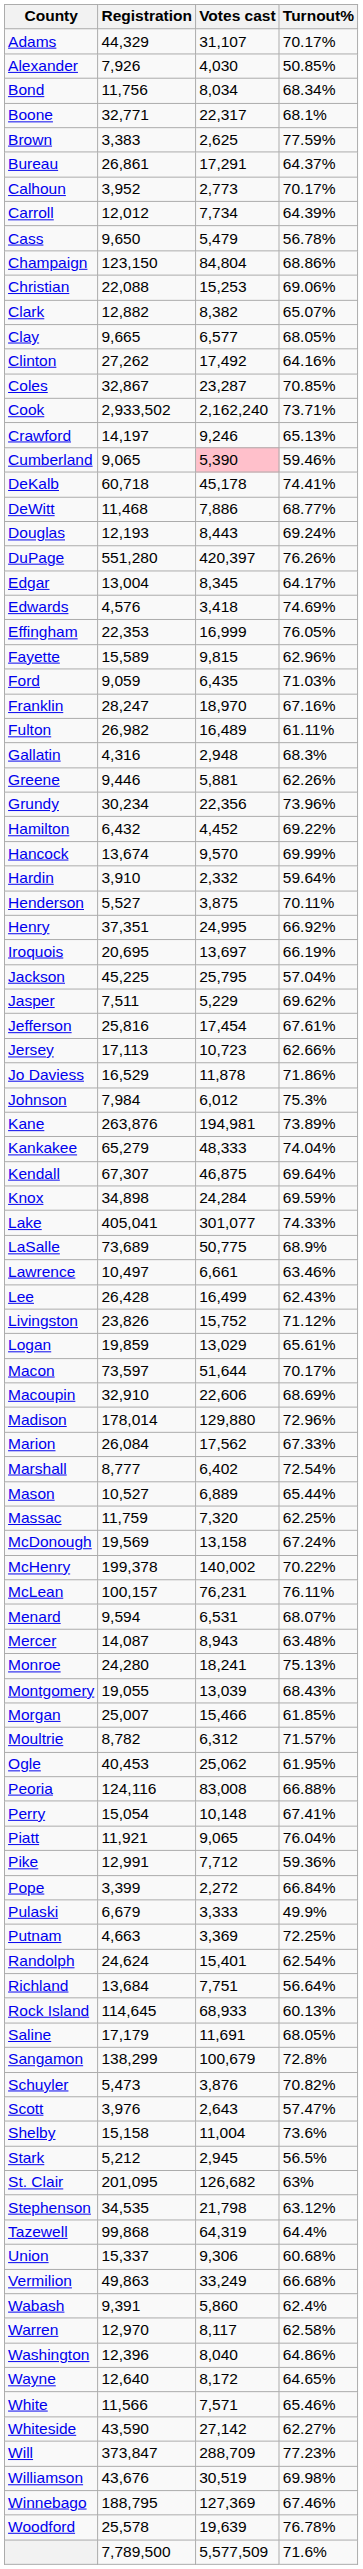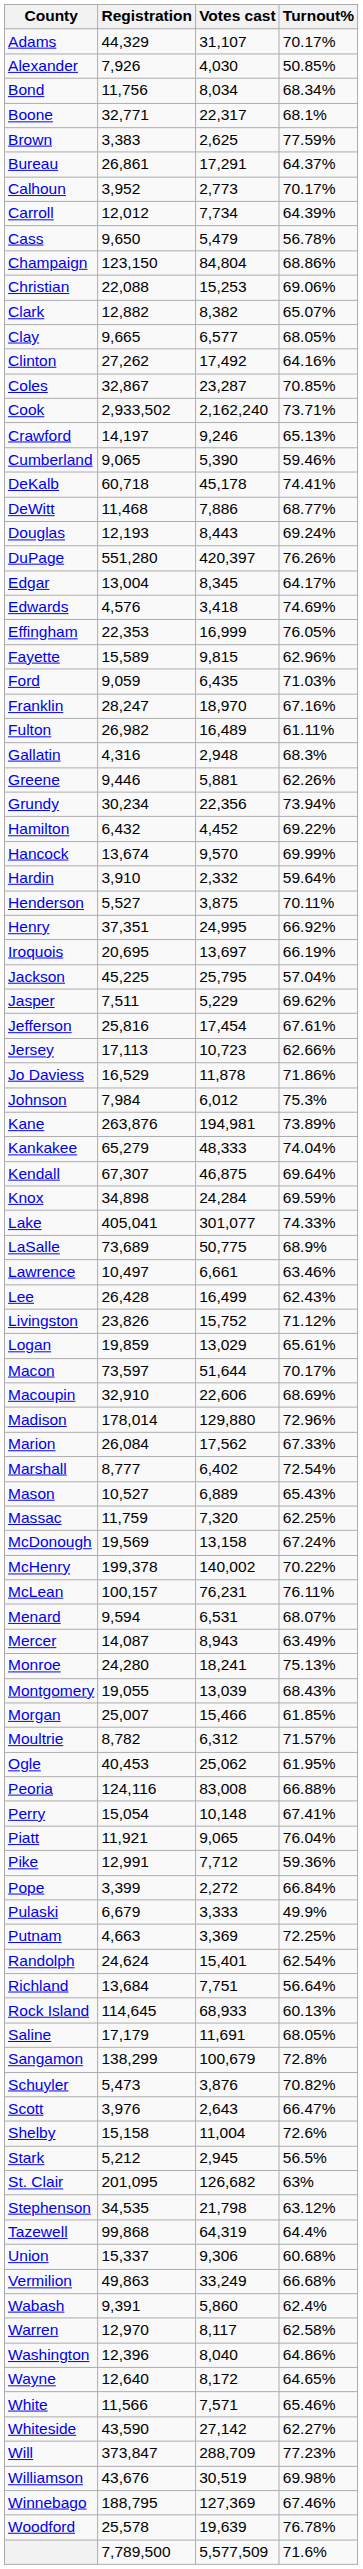(219, 459) pink background -> (219, 459) no background
(309, 804) 73.96% -> (309, 804) 73.94%
(309, 1493) 65.44% -> (309, 1493) 65.43%
(309, 1641) 63.48% -> (309, 1641) 63.49%
(309, 2108) 57.47% -> (309, 2108) 66.47%
(305, 2133) 73.6% -> (305, 2133) 72.6%
